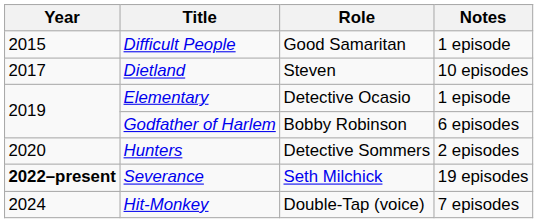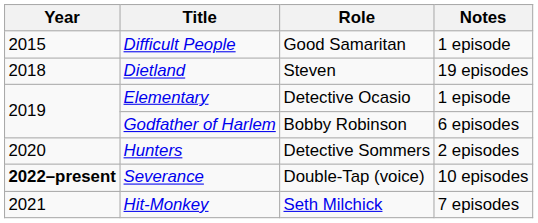(27, 71) 2017 -> (27, 71) 2018
(483, 71) 10 episodes -> (483, 71) 19 episodes
(333, 177) Seth Milchick -> (354, 177) Double-Tap (voice)
(483, 177) 19 episodes -> (483, 177) 10 episodes
(27, 204) 2024 -> (27, 204) 2021
(354, 204) Double-Tap (voice) -> (333, 204) Seth Milchick
